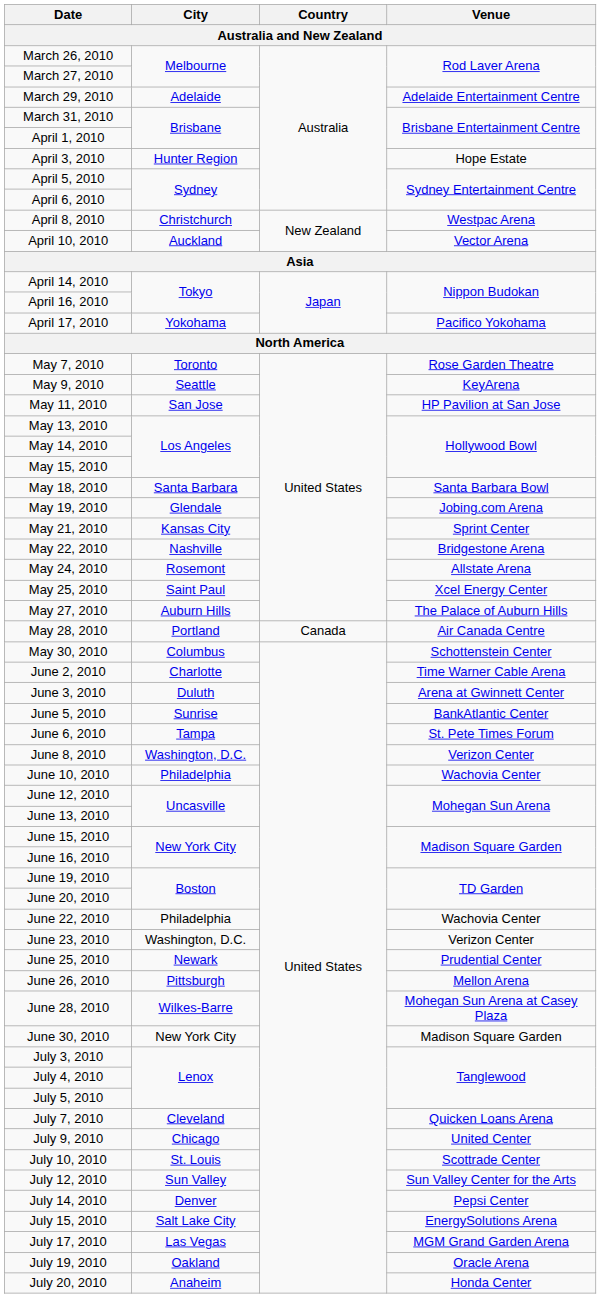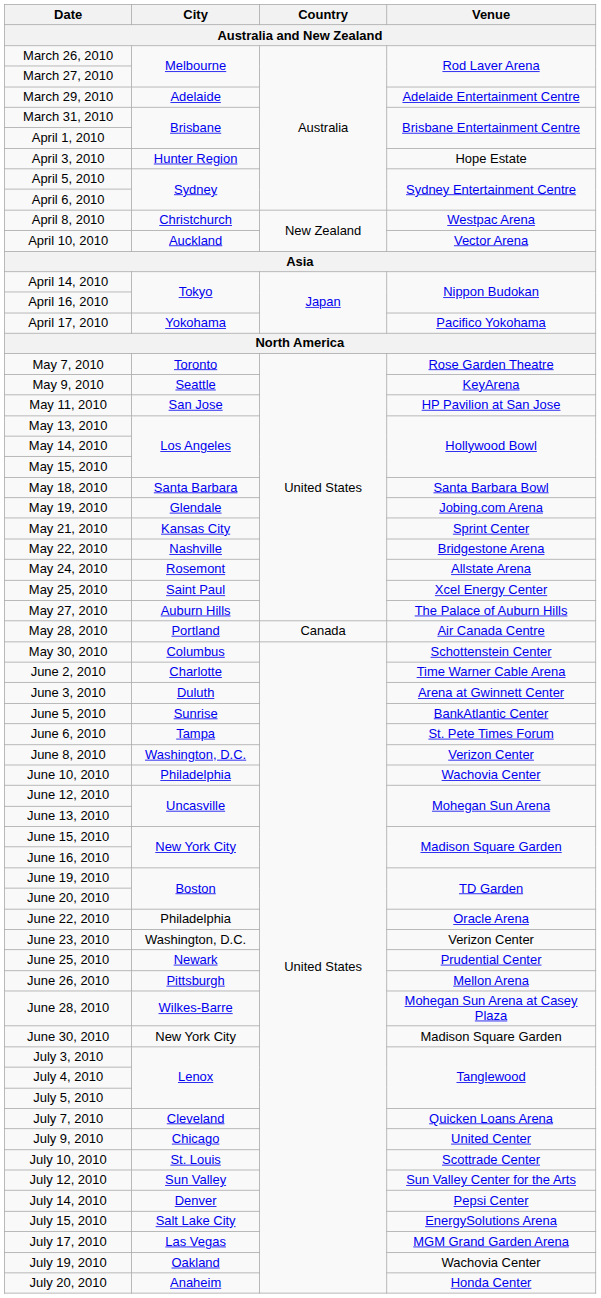(491, 919) Wachovia Center -> (491, 919) Oracle Arena
(491, 1262) Oracle Arena -> (491, 1262) Wachovia Center
